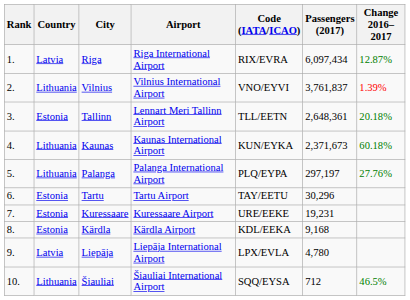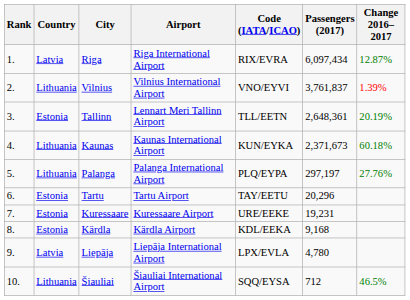(376, 116) 20.18% -> (376, 116) 20.19%
(320, 196) 30,296 -> (320, 196) 20,296
